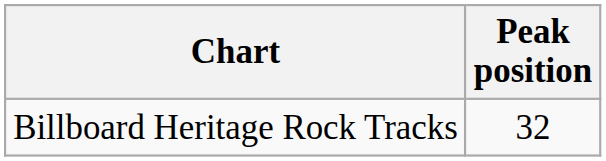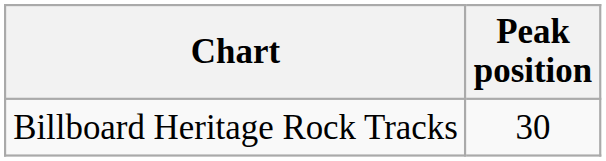(533, 126) 32 -> (533, 126) 30
